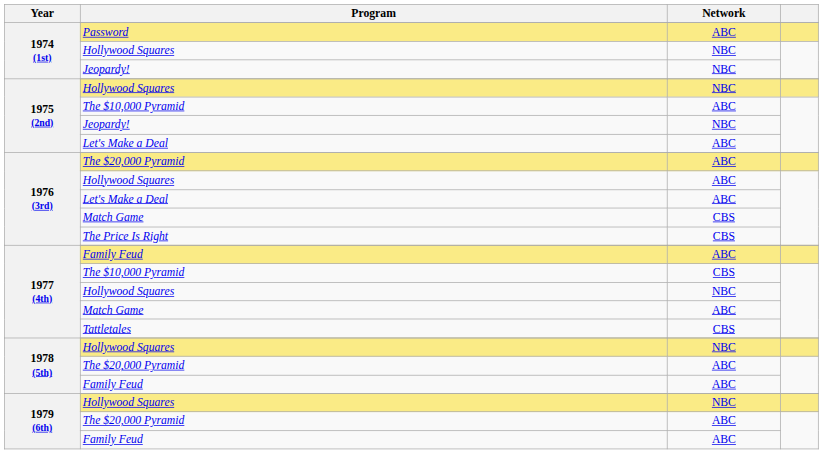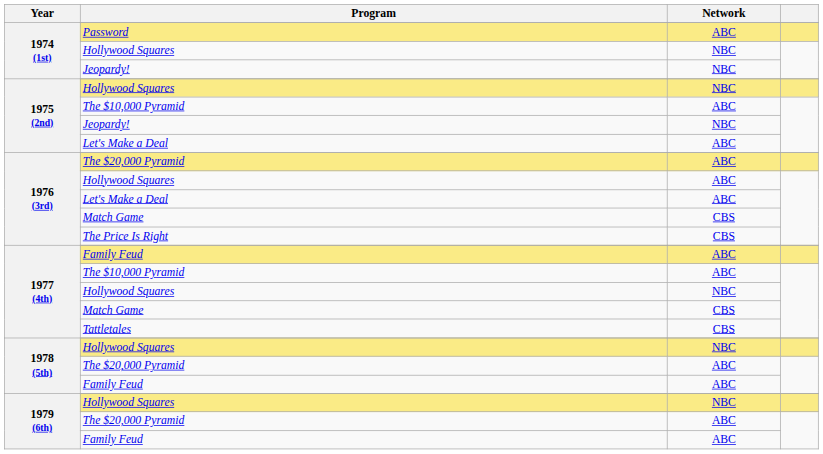(724, 273) CBS -> (724, 273) ABC
(724, 310) ABC -> (724, 310) CBS
